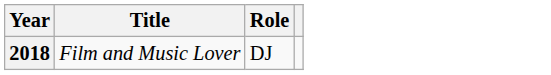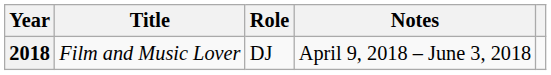+ column: (415, 20)
